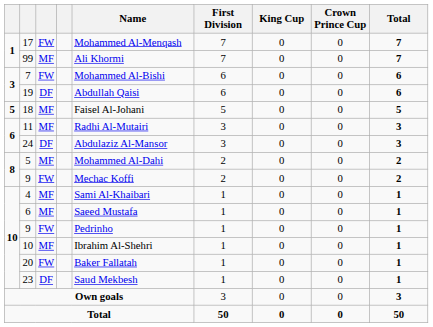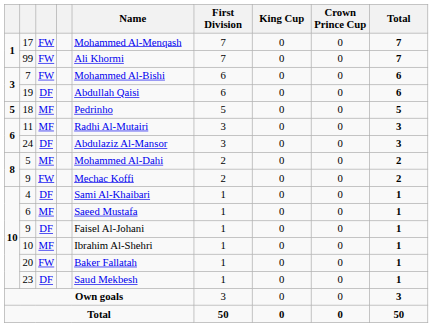(46, 59) MF -> (46, 59) FW
(109, 110) Faisel Al-Johani -> (93, 110) Pedrinho
(46, 195) MF -> (46, 195) DF
(46, 229) FW -> (46, 229) DF
(93, 229) Pedrinho -> (109, 229) Faisel Al-Johani
